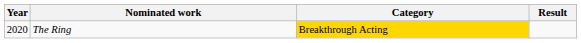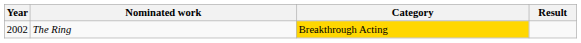(17, 29) 2020 -> (17, 29) 2002
